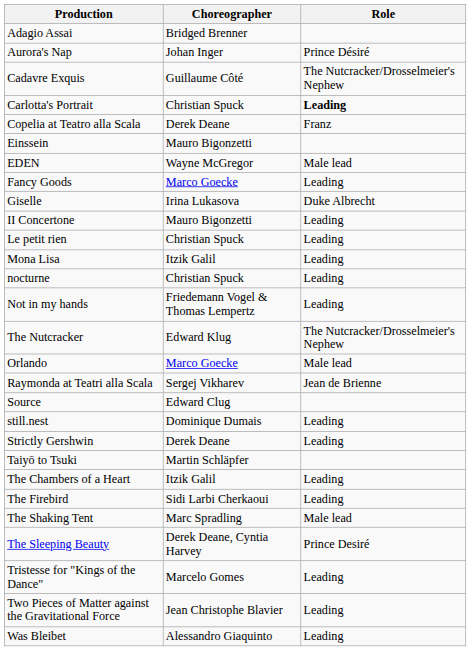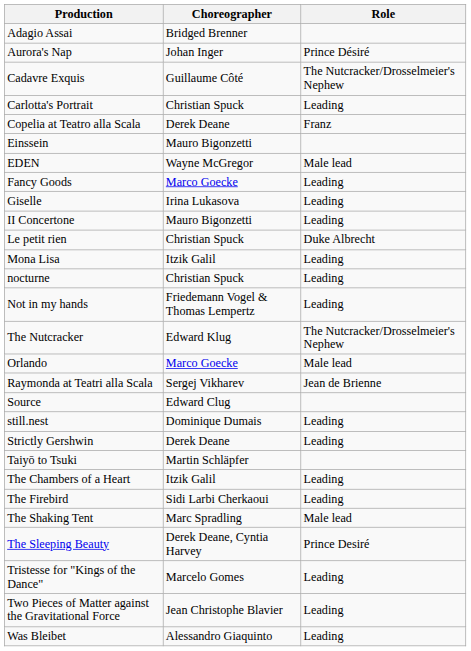(325, 104) bold -> (324, 104) normal
(339, 201) Duke Albrecht -> (324, 201) Leading
(324, 239) Leading -> (339, 239) Duke Albrecht
